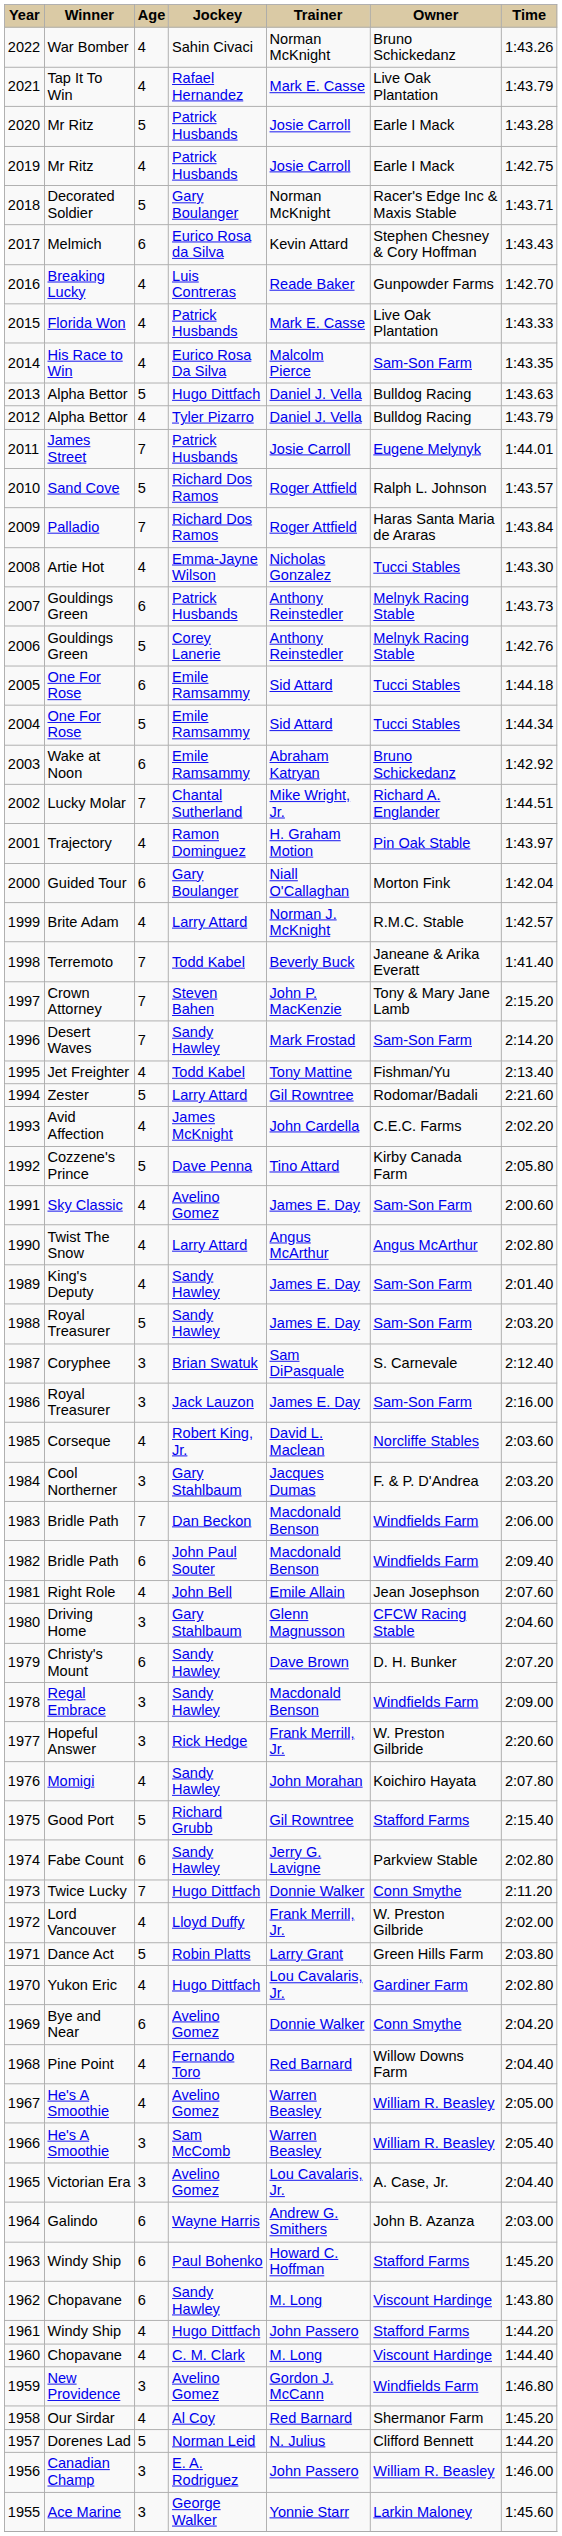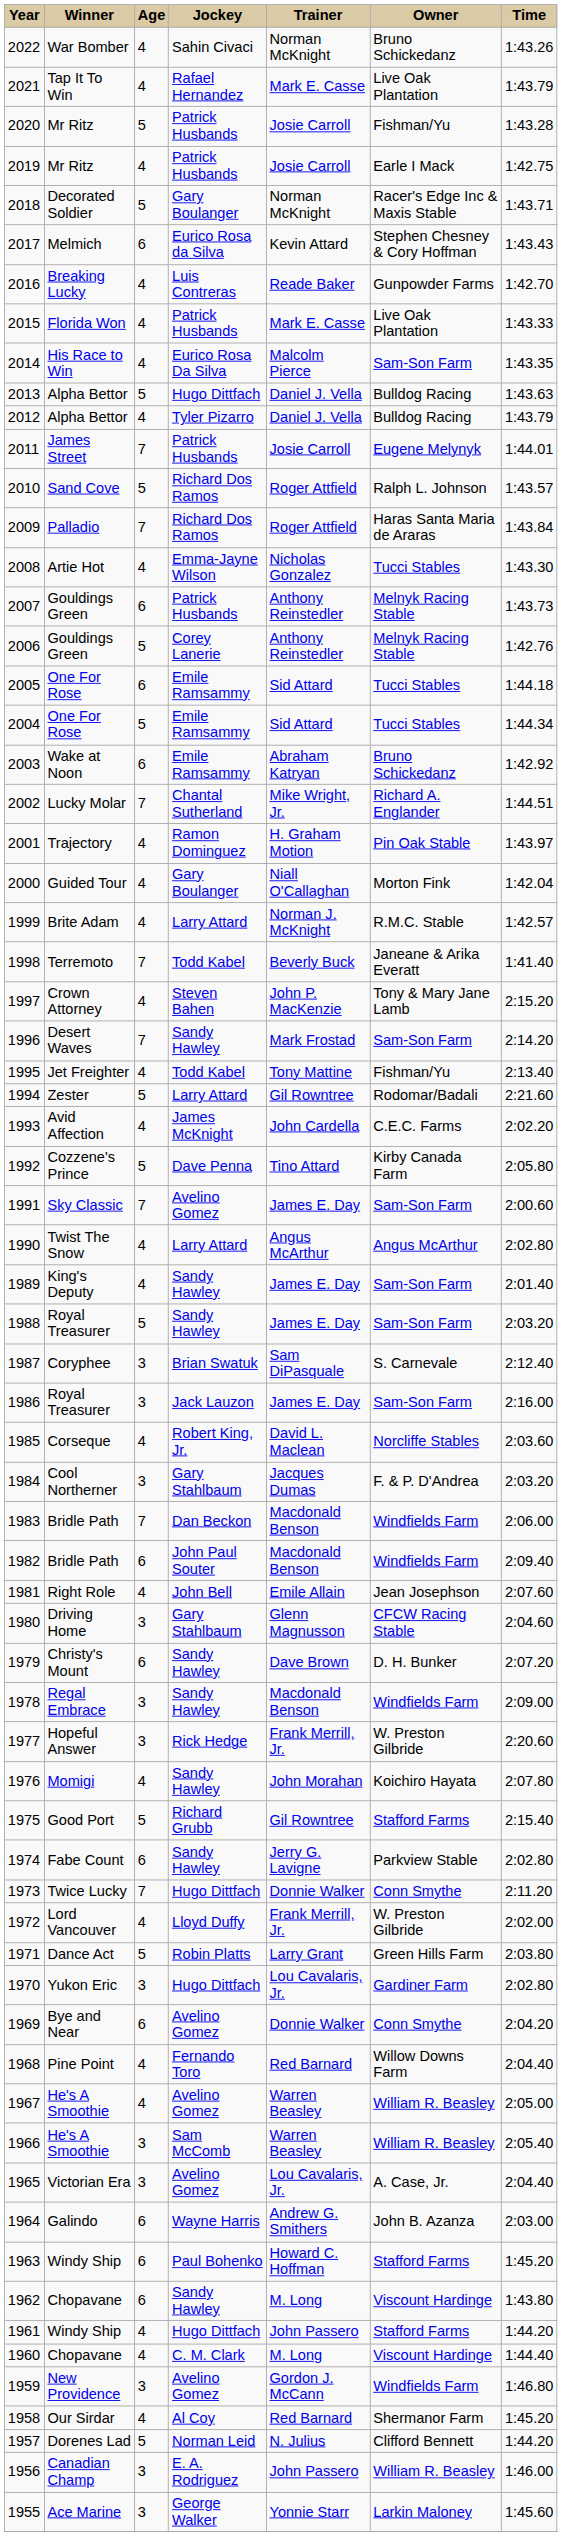(414, 126) Earle I Mack -> (412, 126) Fishman/Yu
(142, 882) 6 -> (142, 882) 4
(142, 1001) 7 -> (142, 1001) 4
(142, 1205) 4 -> (142, 1205) 7
(142, 1985) 4 -> (142, 1985) 3
